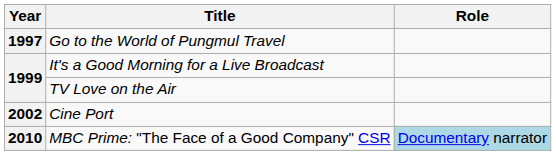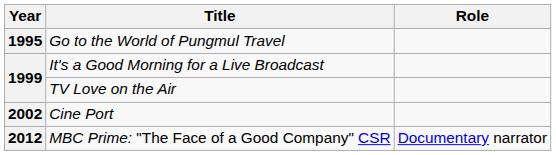(25, 41) 1997 -> (25, 41) 1995
(25, 138) 2010 -> (25, 138) 2012
(472, 138) lightblue background -> (472, 138) no background
